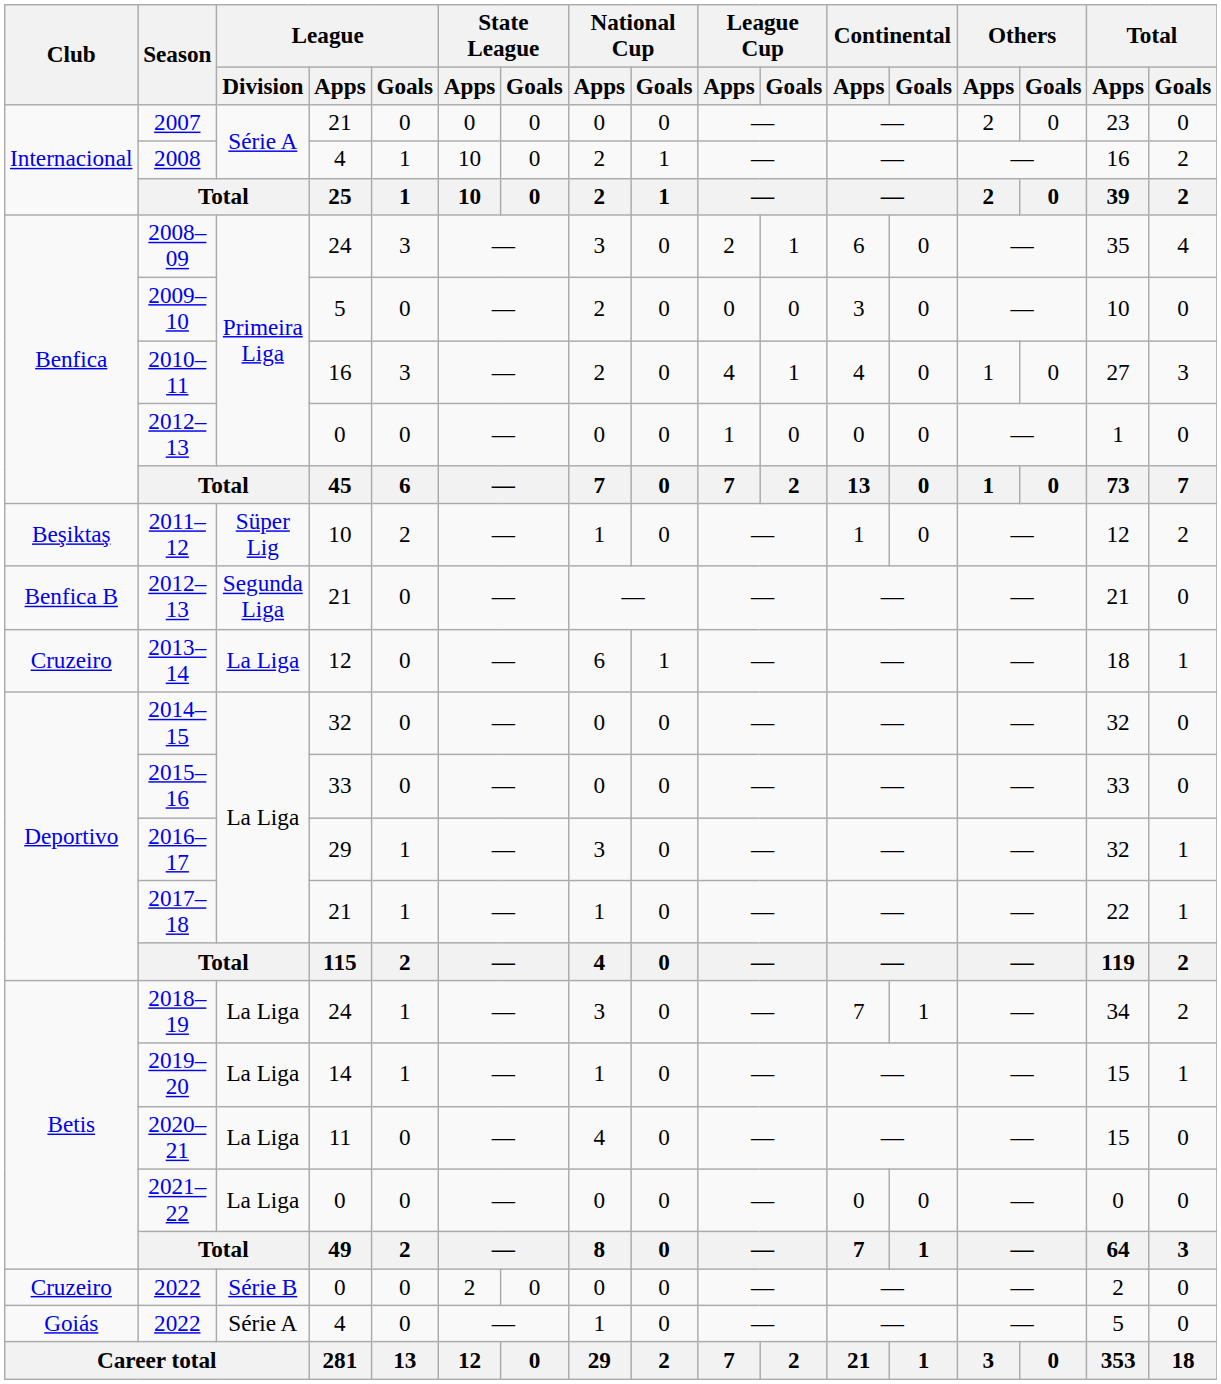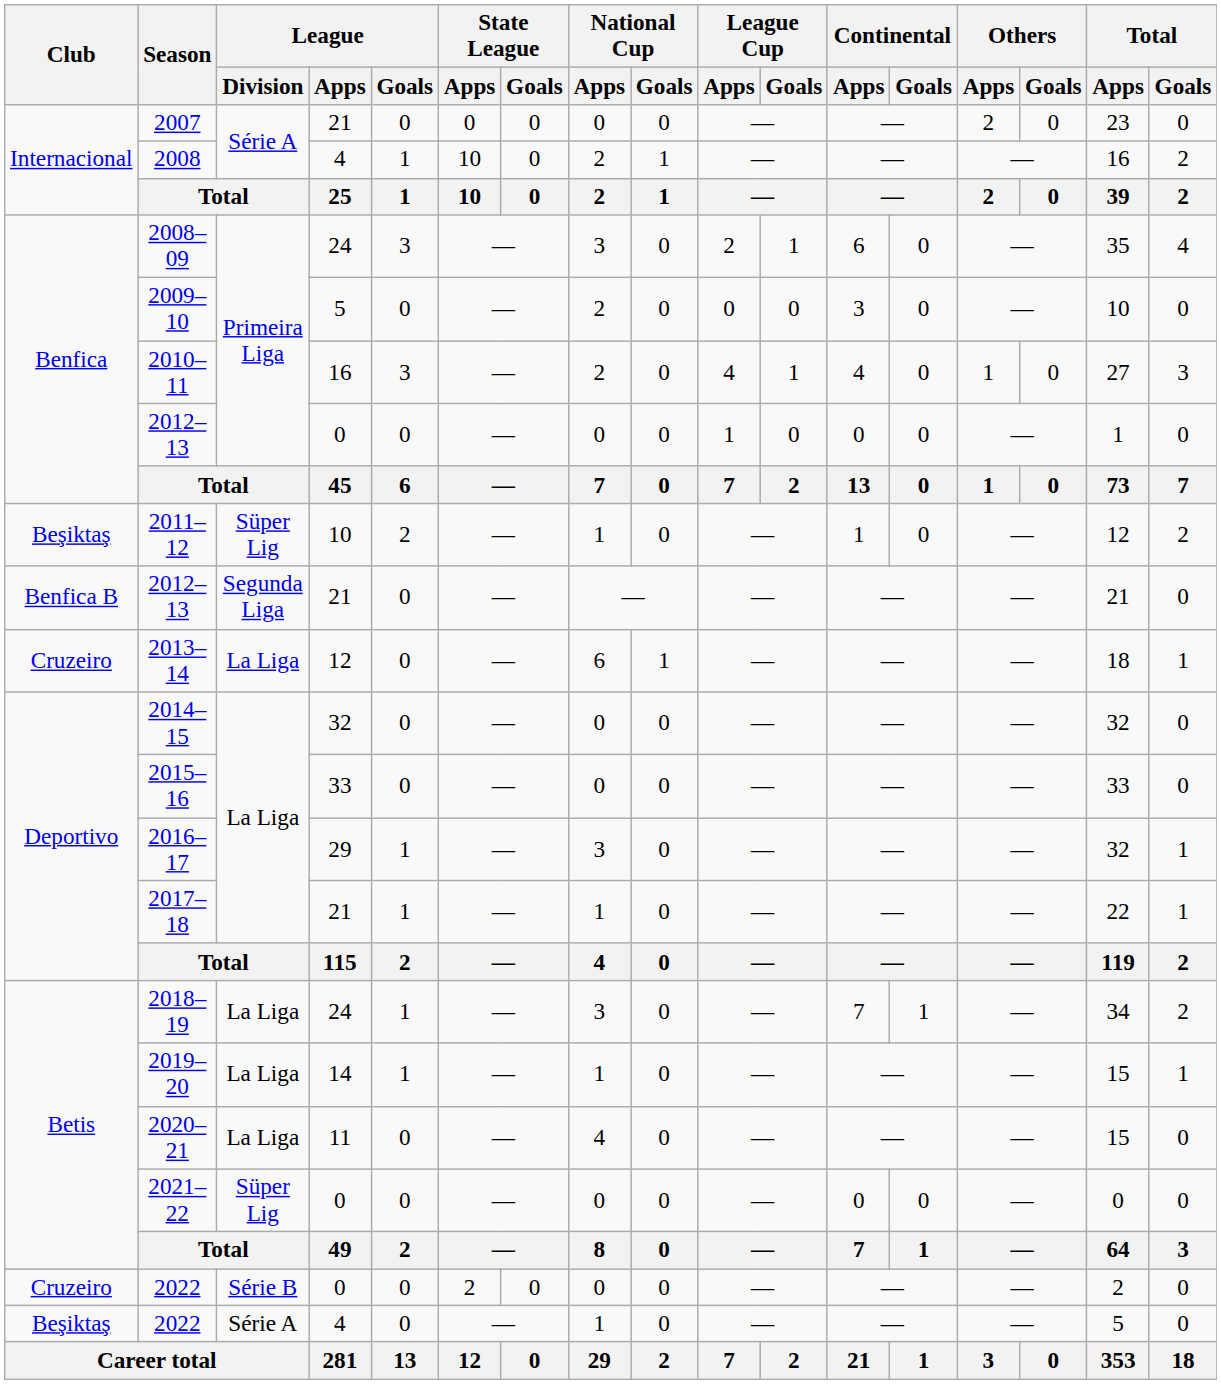(263, 1200) La Liga -> (263, 1200) Süper Lig
(71, 1323) Goiás -> (71, 1323) Beşiktaş
